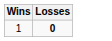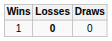+ column: (90, 12)
